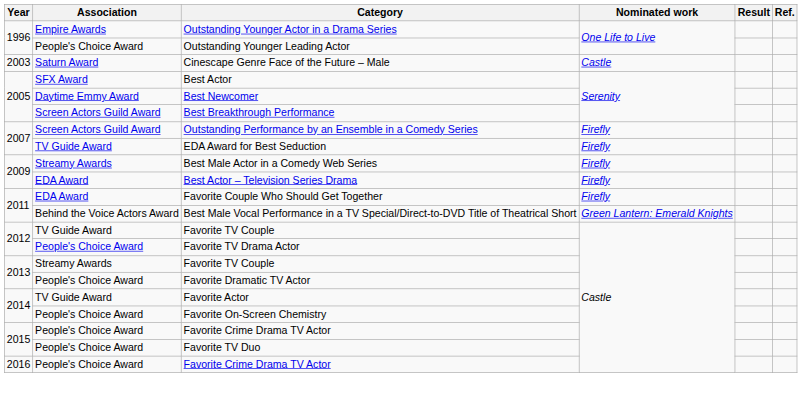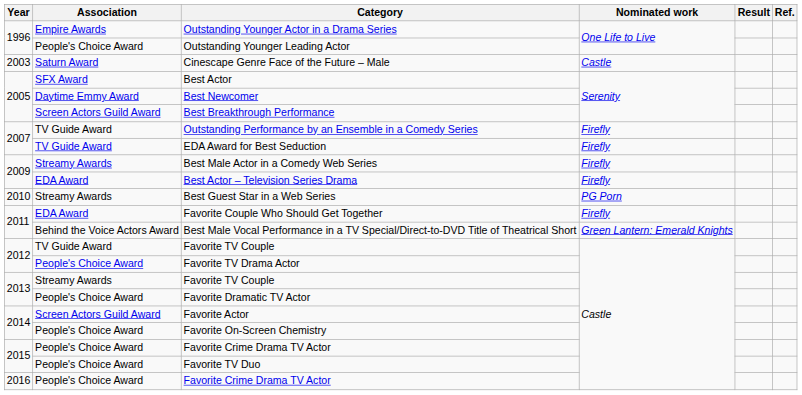(98, 130) Screen Actors Guild Award -> (73, 130) TV Guide Award
+ row: (19, 197)
(73, 297) TV Guide Award -> (98, 314) Screen Actors Guild Award
